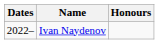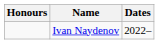columns swapped: (20, 13) <-> (131, 13)
